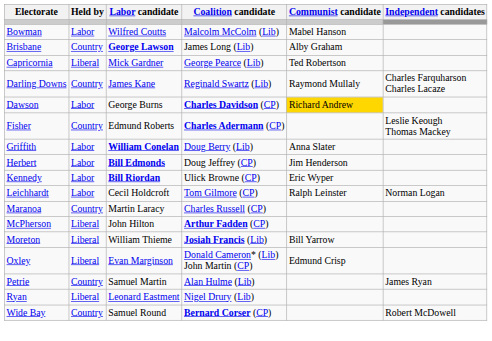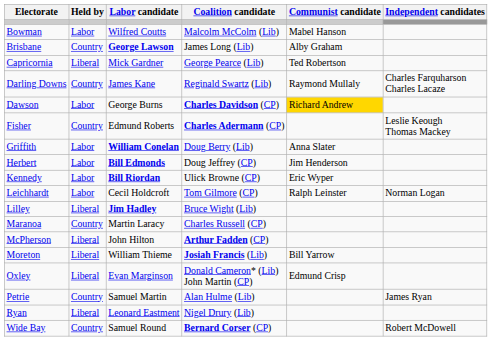+ row: (18, 208)
